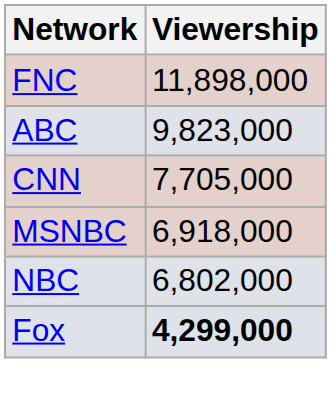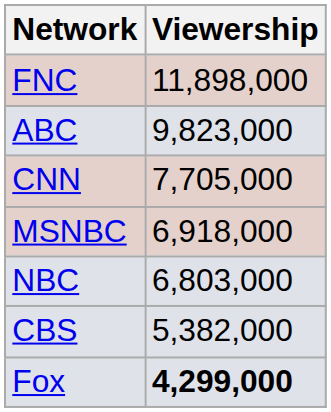(222, 280) 6,802,000 -> (222, 280) 6,803,000
+ row: (45, 331)
